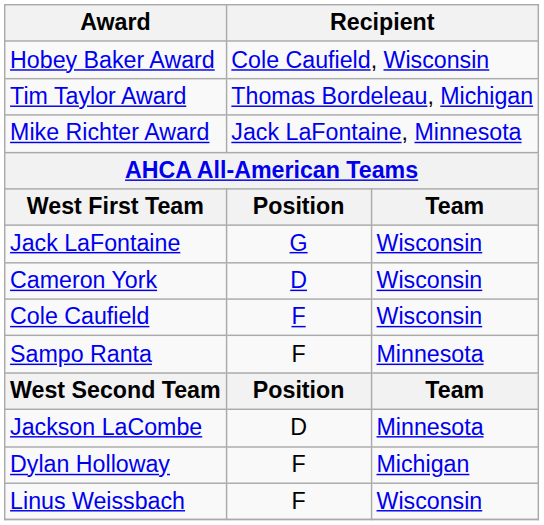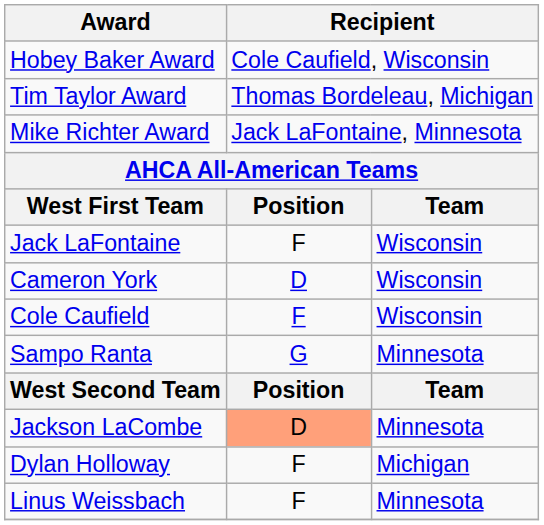(299, 243) G -> (299, 243) F
(299, 354) F -> (299, 354) G
(299, 427) no background -> (299, 427) lightsalmon background
(429, 501) Wisconsin -> (430, 501) Minnesota
